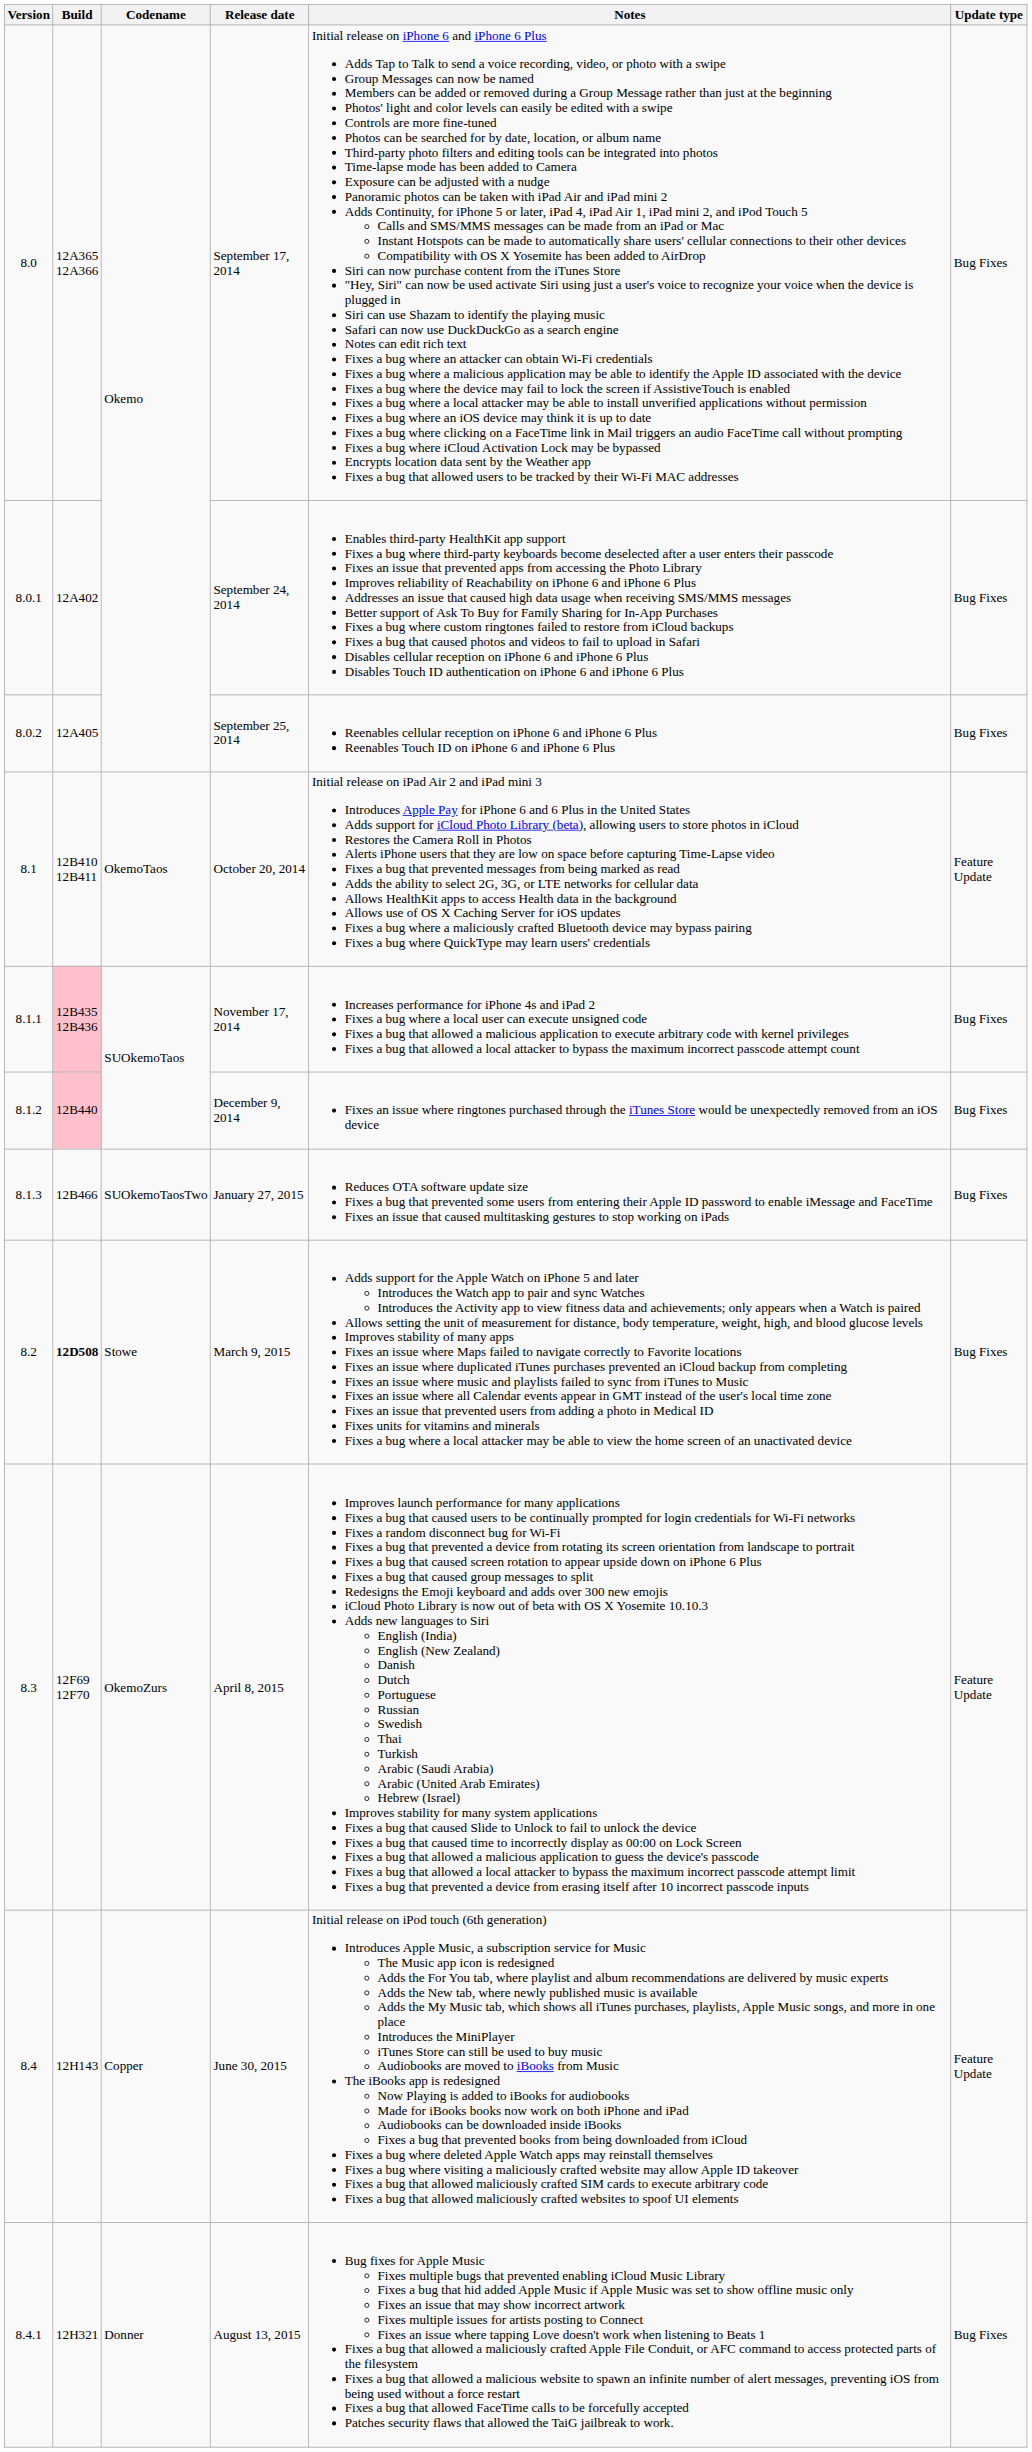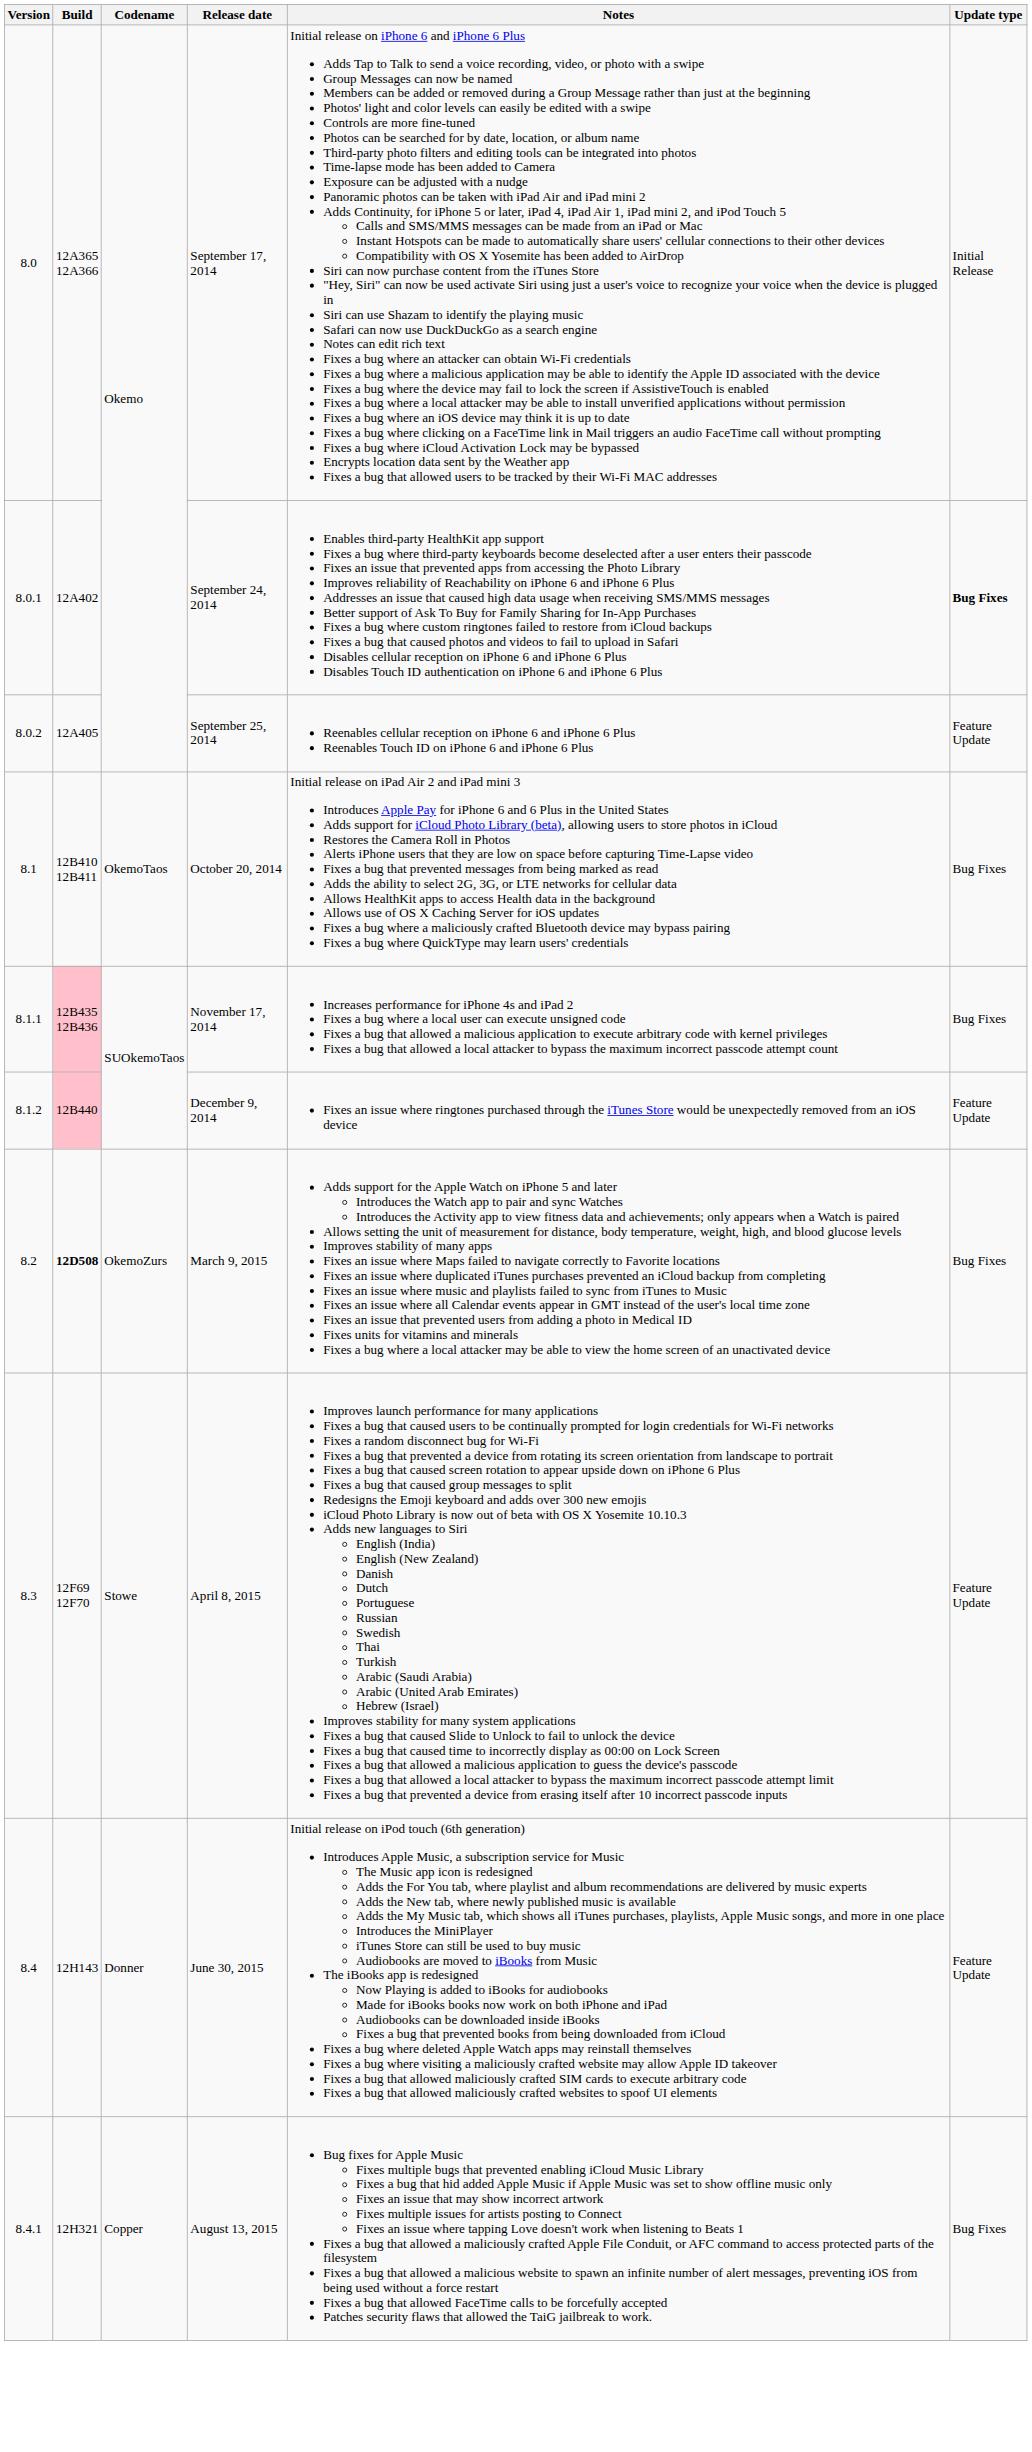(981, 262) Bug Fixes -> (973, 262) Initial Release
(981, 597) normal -> (980, 597) bold
(981, 733) Bug Fixes -> (972, 733) Feature Update
(973, 868) Feature Update -> (979, 868) Bug Fixes
(981, 1110) Bug Fixes -> (972, 1110) Feature Update
- row: (259, 1194)
(121, 1352) Stowe -> (136, 1260) OkemoZurs
(136, 1687) OkemoZurs -> (121, 1595) Stowe
(124, 2066) Copper -> (124, 1967) Donner
(124, 2334) Donner -> (124, 2228) Copper
